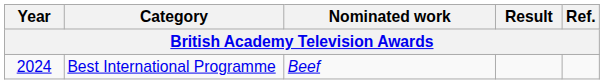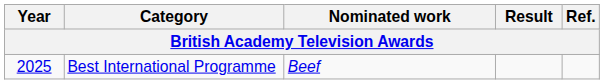(34, 66) 2024 -> (34, 66) 2025
